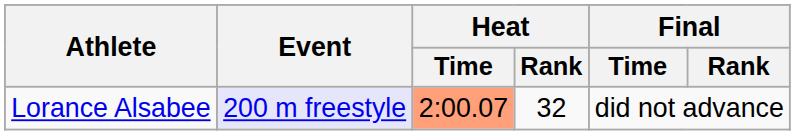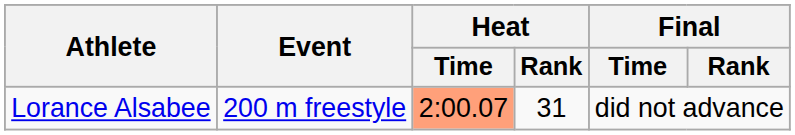(315, 109) lavender background -> (315, 109) no background
(551, 109) 32 -> (551, 109) 31
